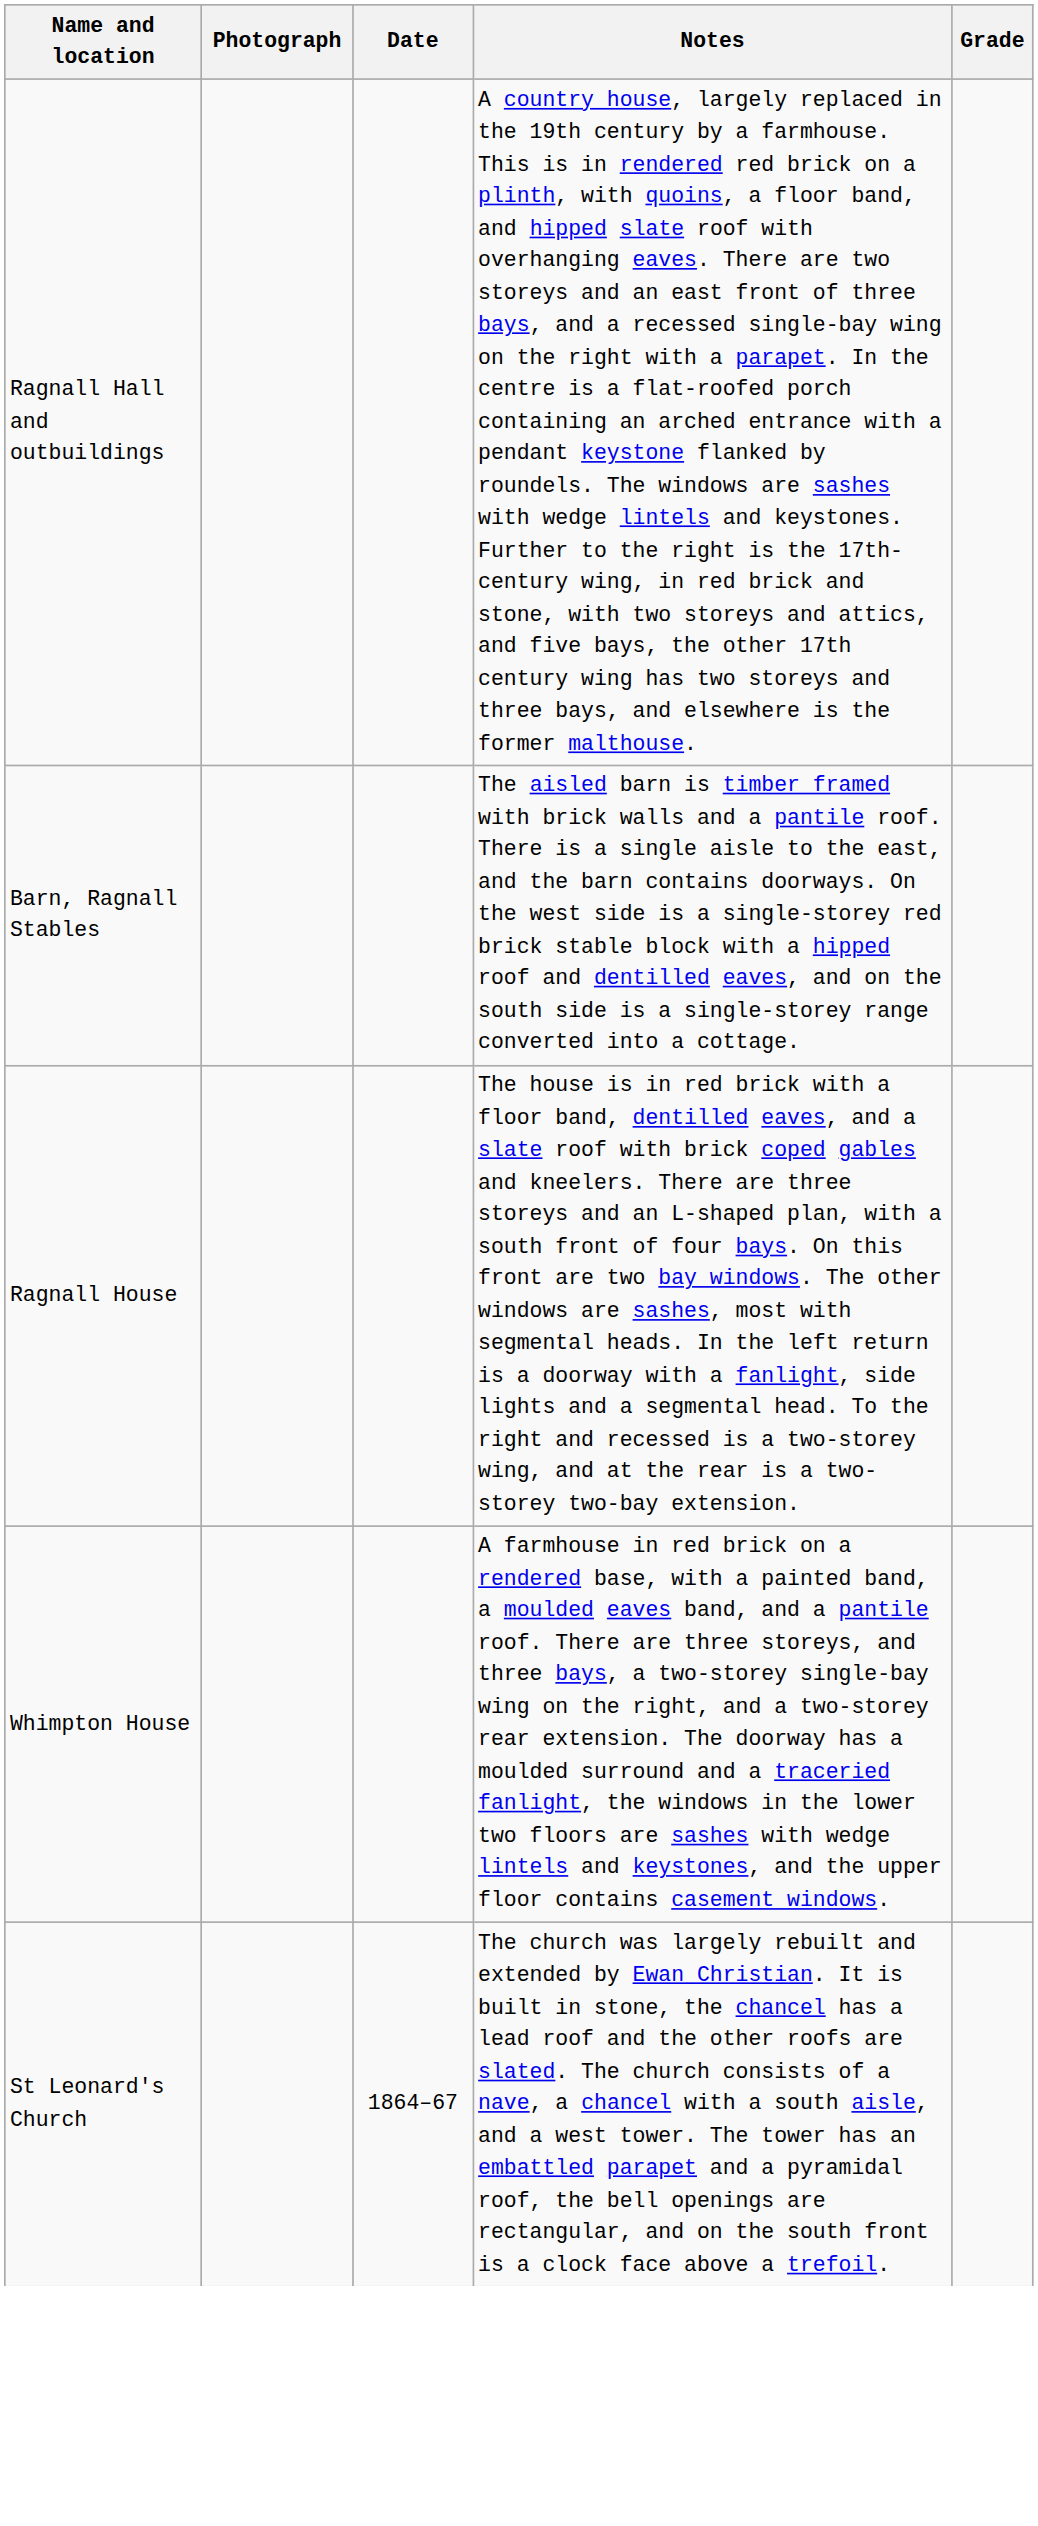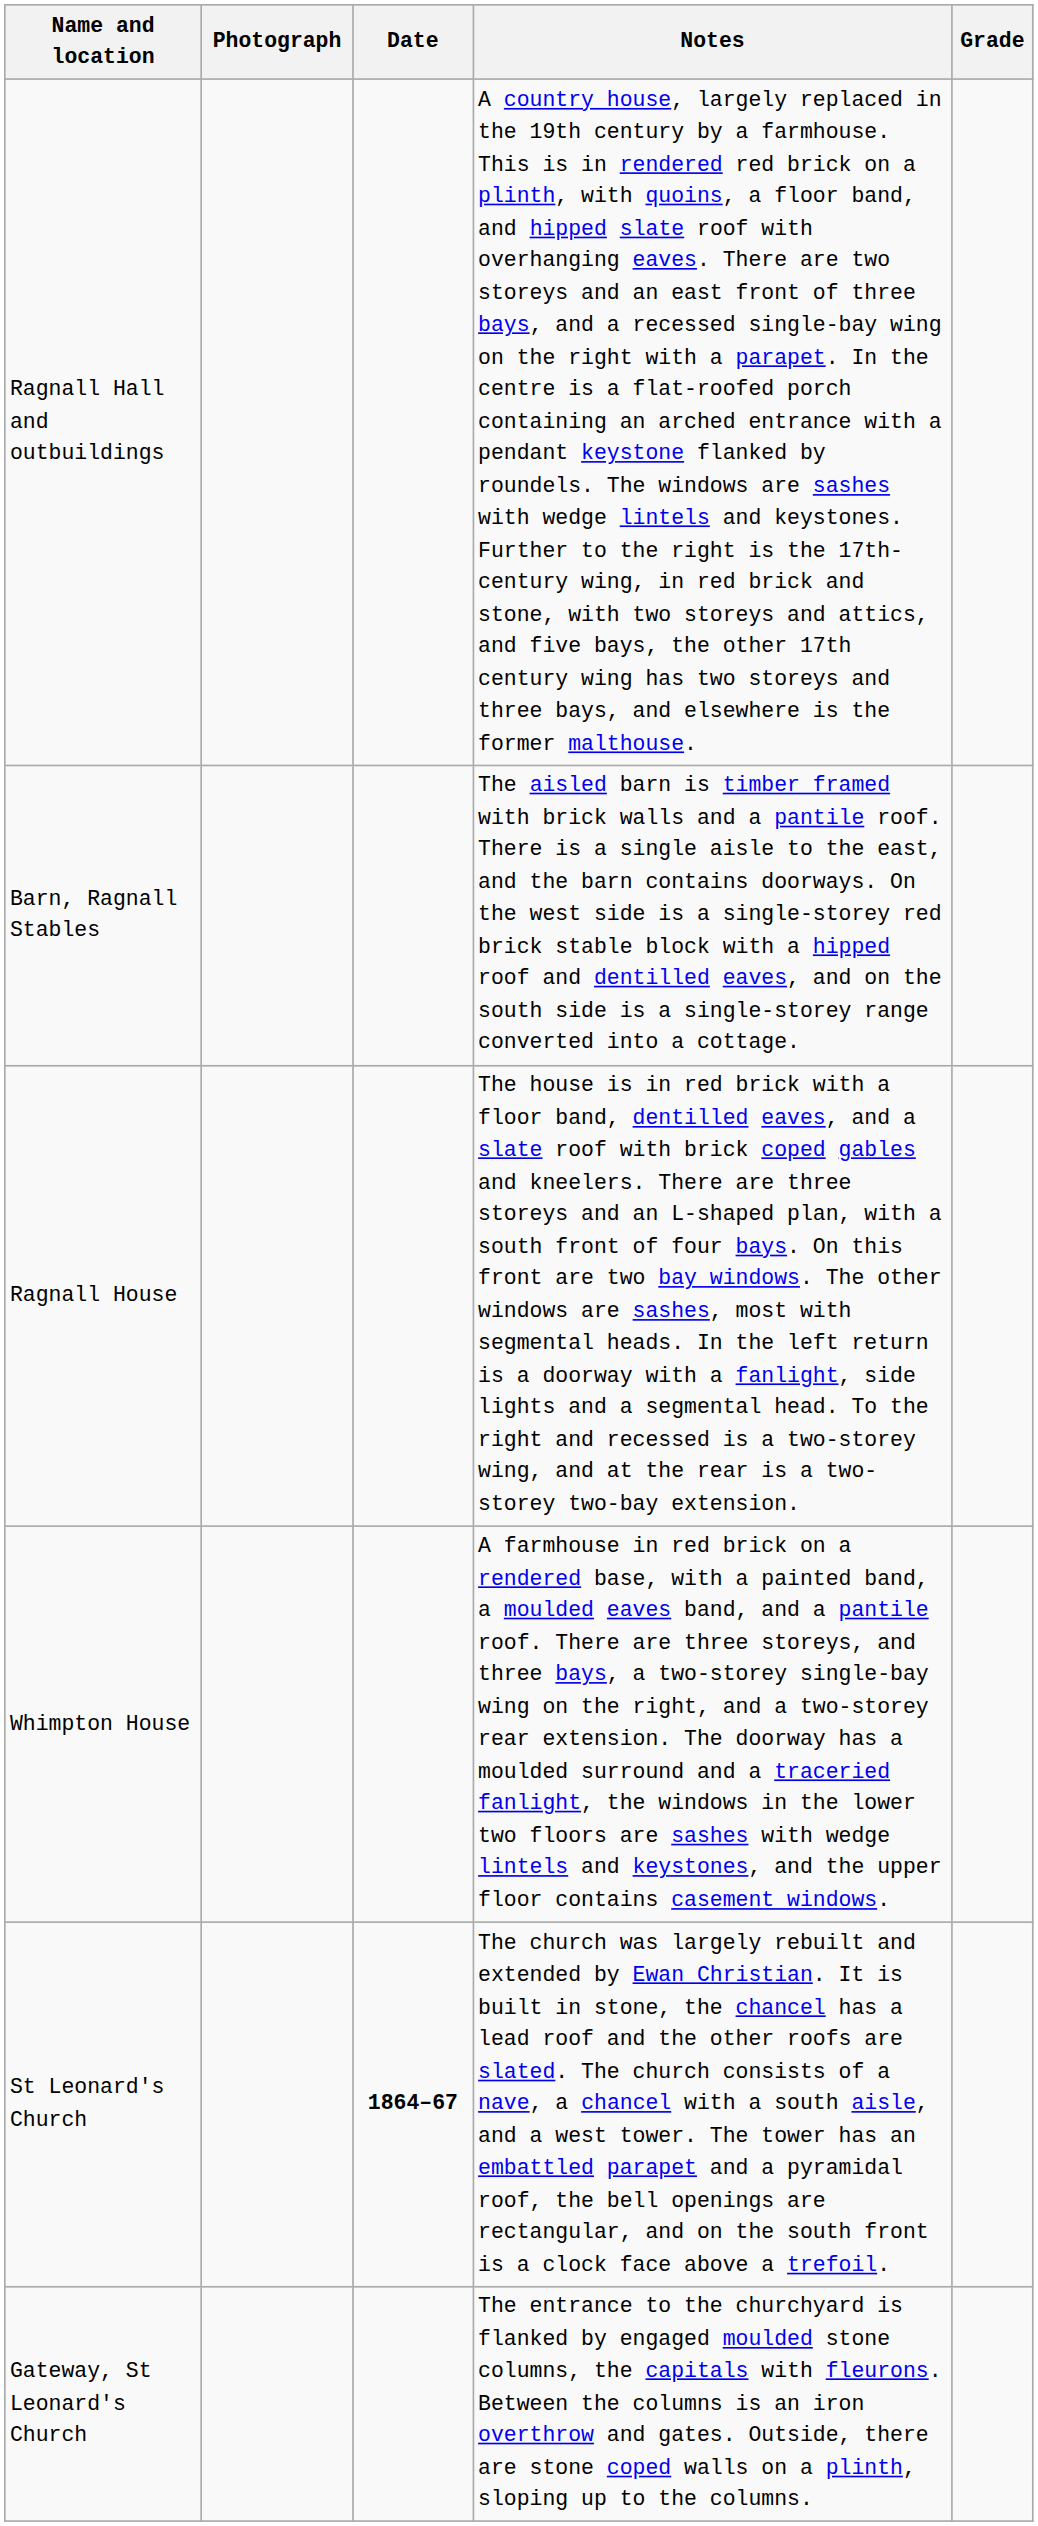(413, 2104) normal -> (413, 2104) bold
+ row: (81, 2403)
